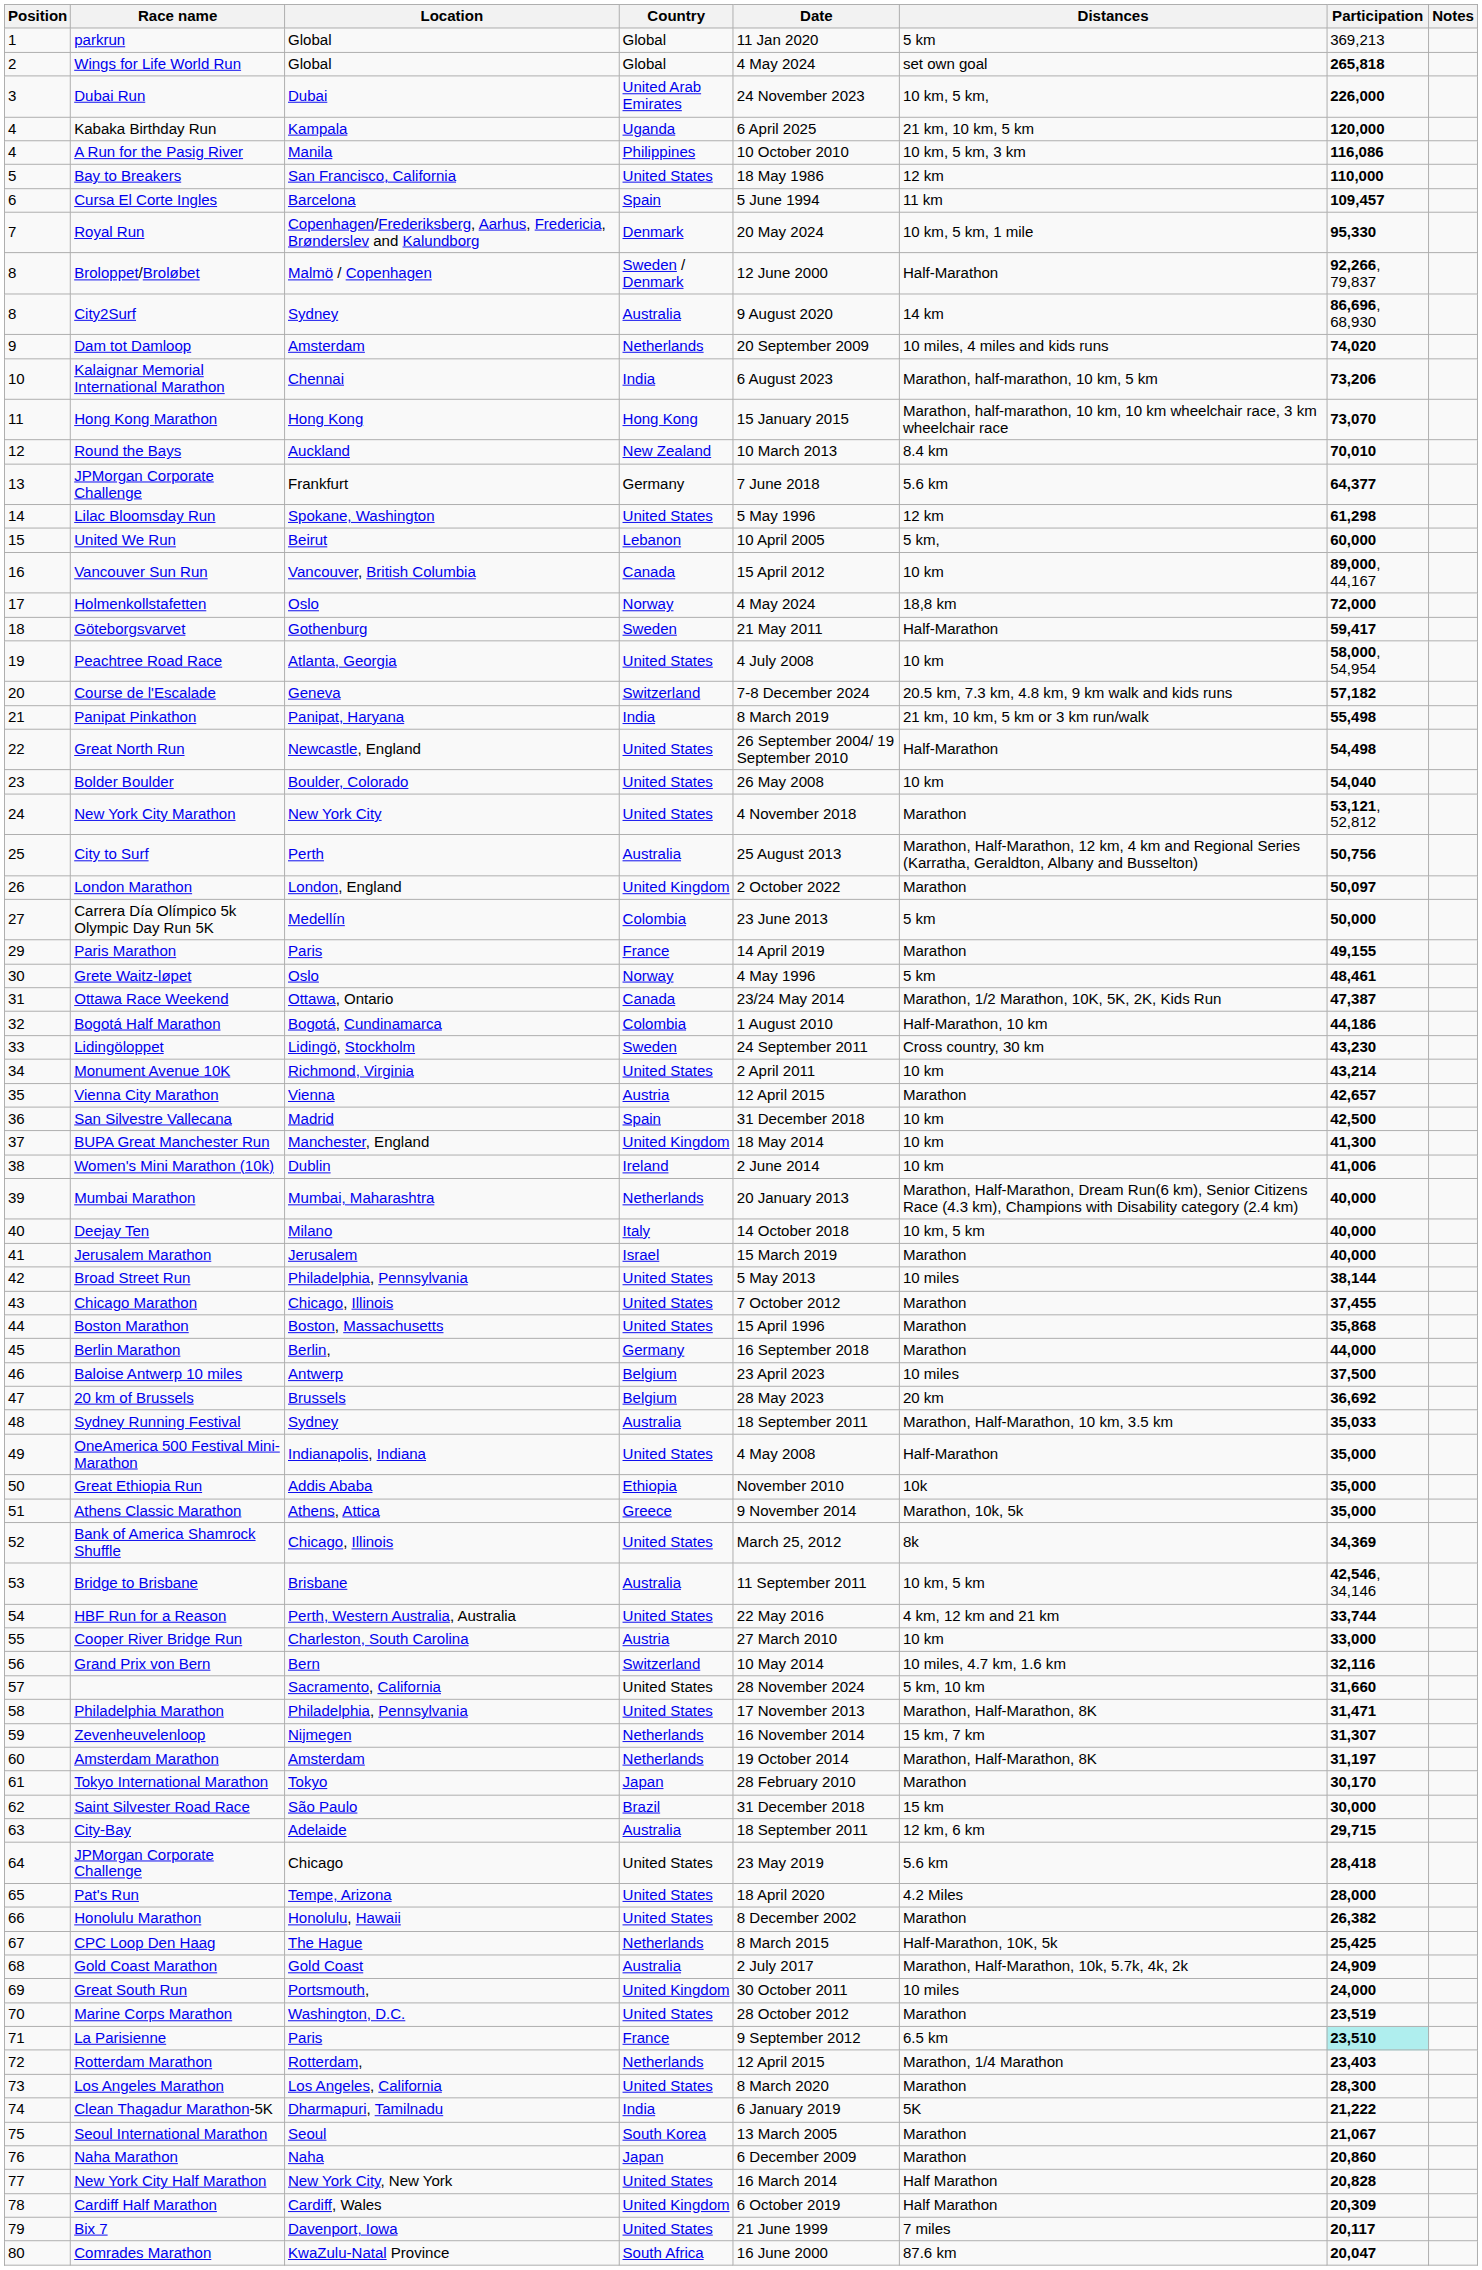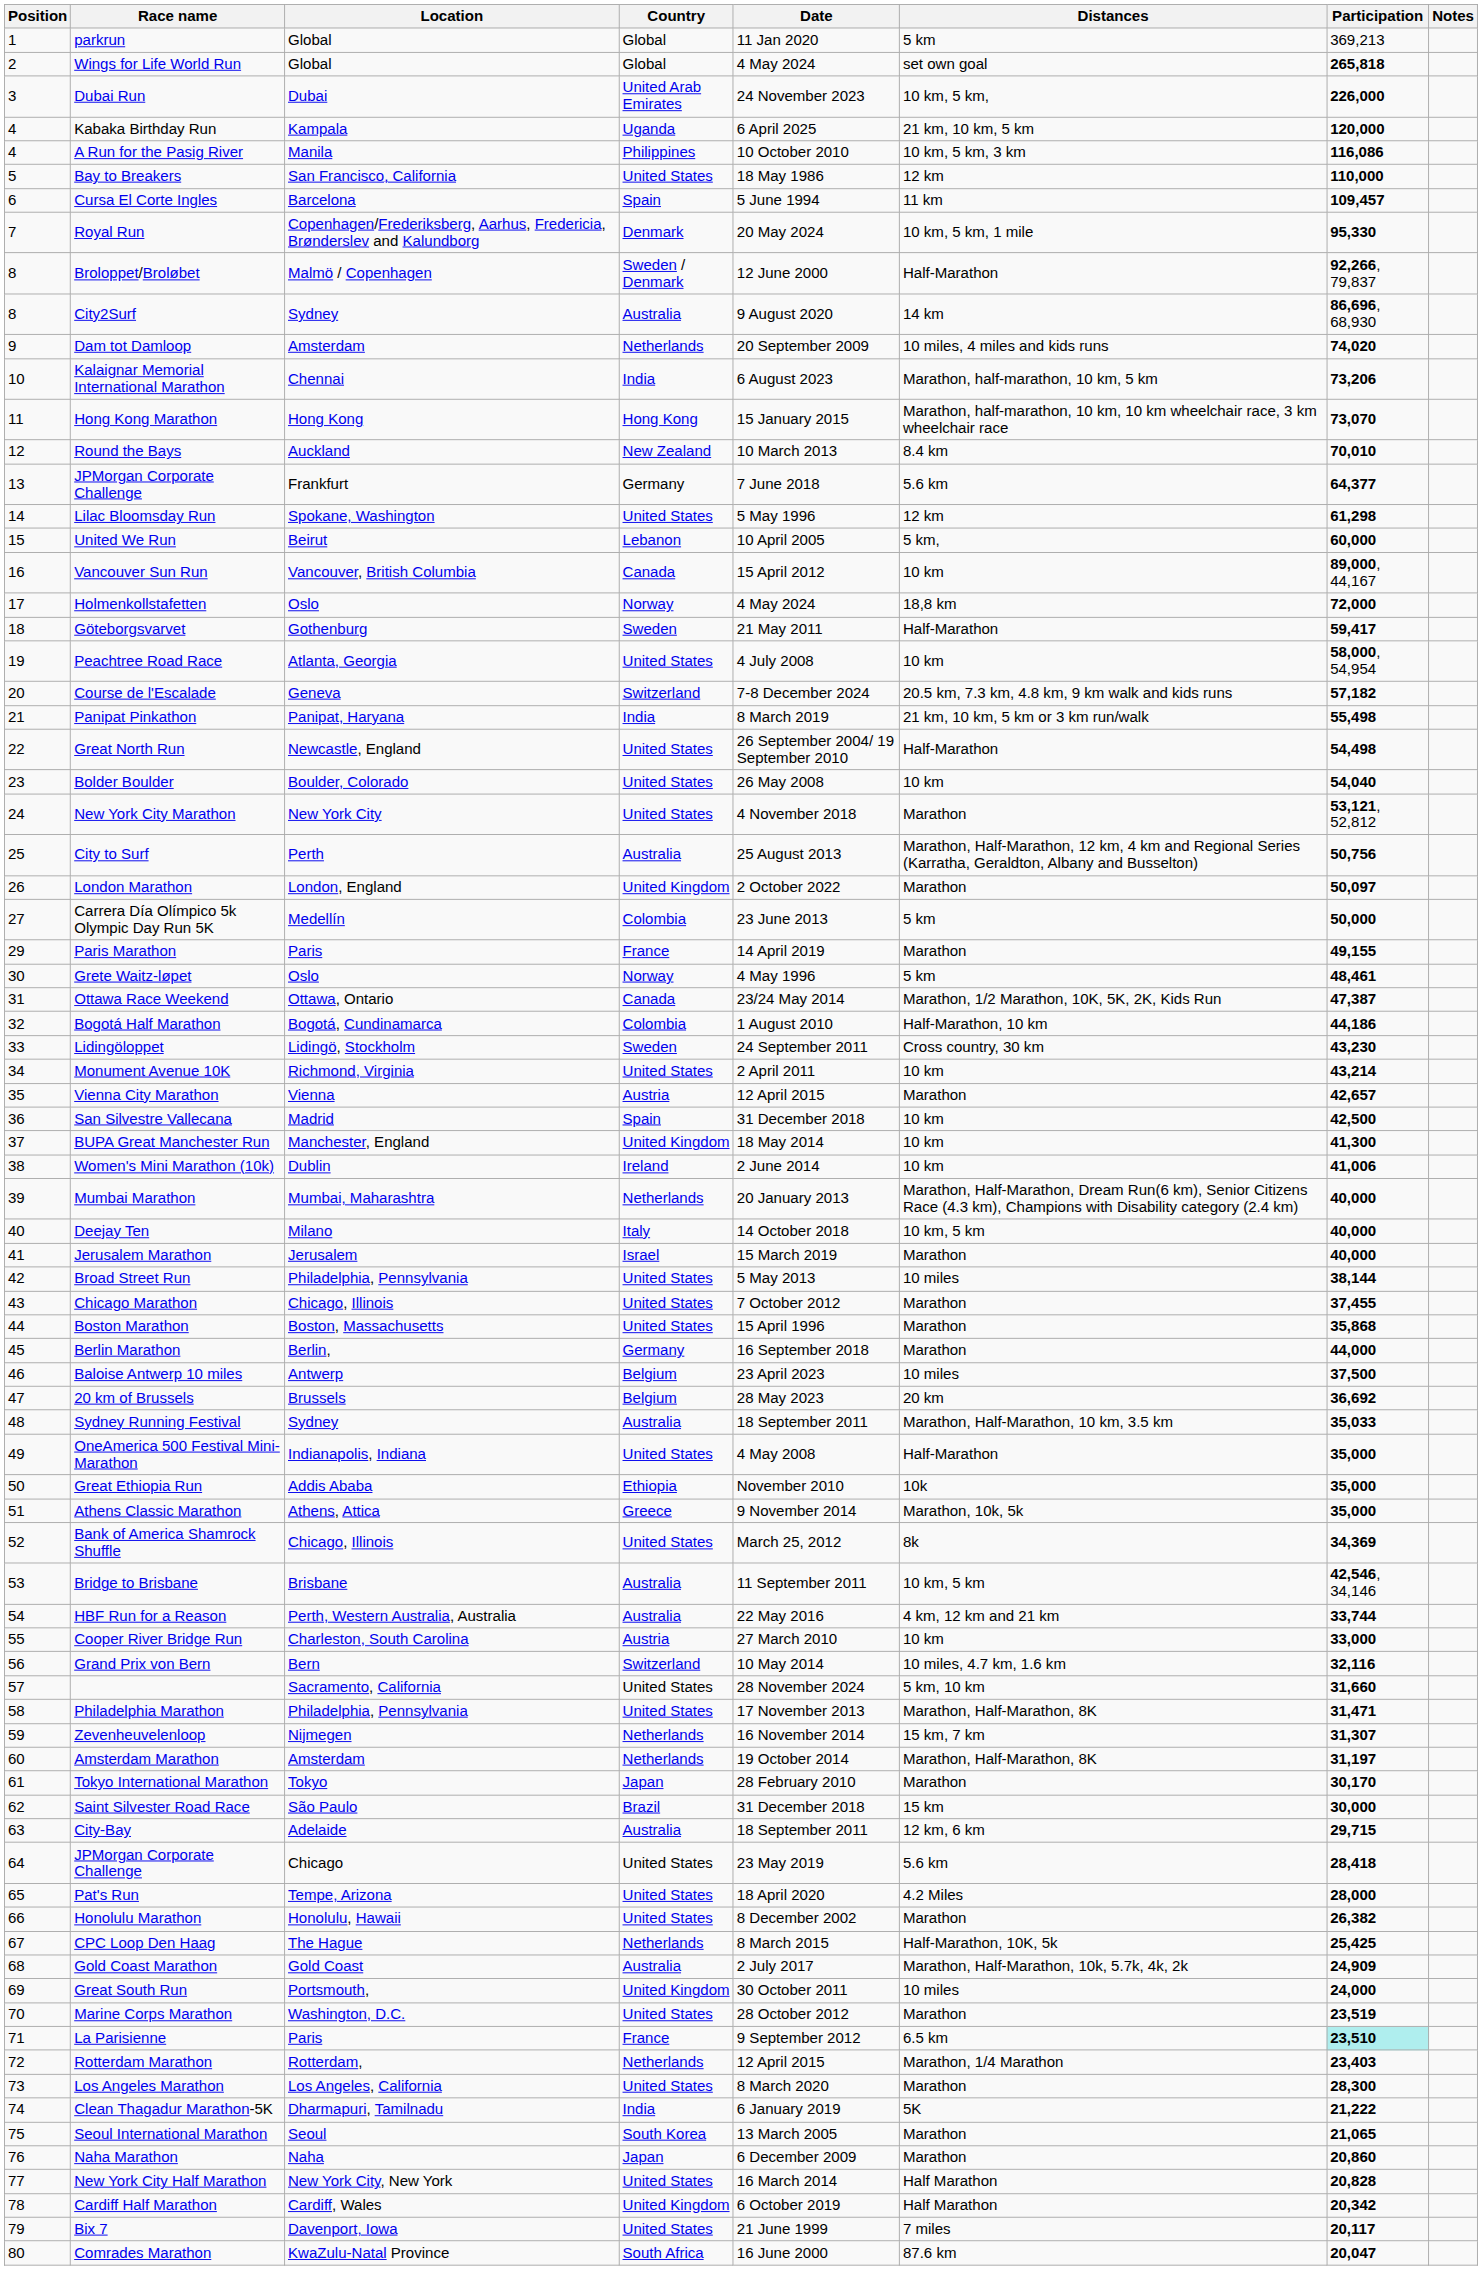(668, 1615) United States -> (652, 1615) Australia
(1353, 2133) 21,067 -> (1353, 2133) 21,065
(1353, 2205) 20,309 -> (1353, 2205) 20,342
